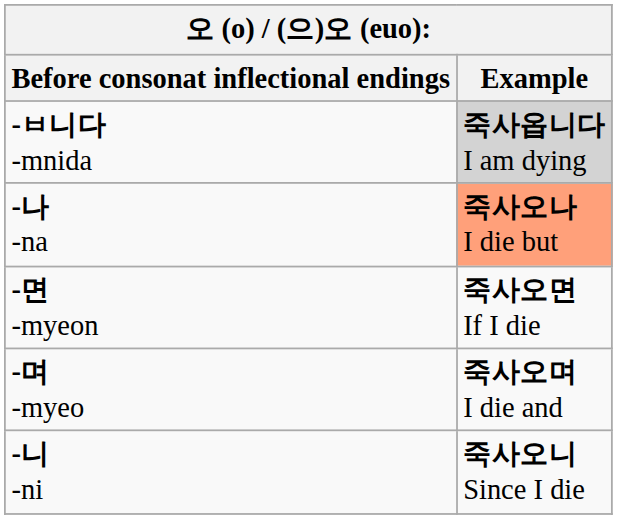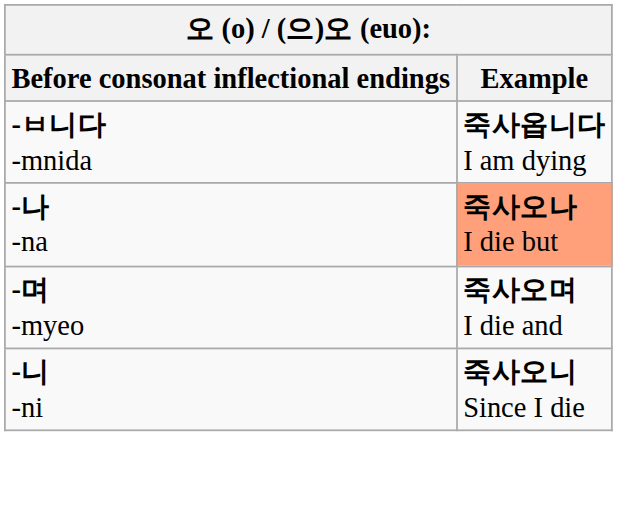(534, 142) lightgrey background -> (534, 142) no background
- row: (55, 307)
